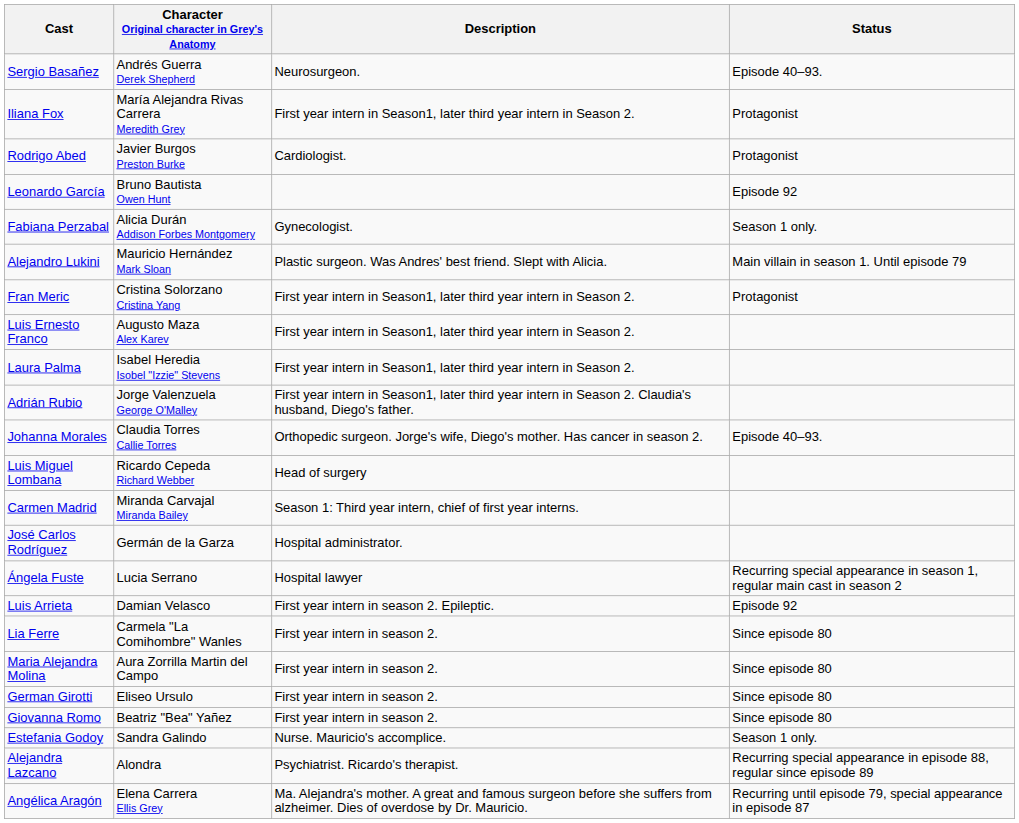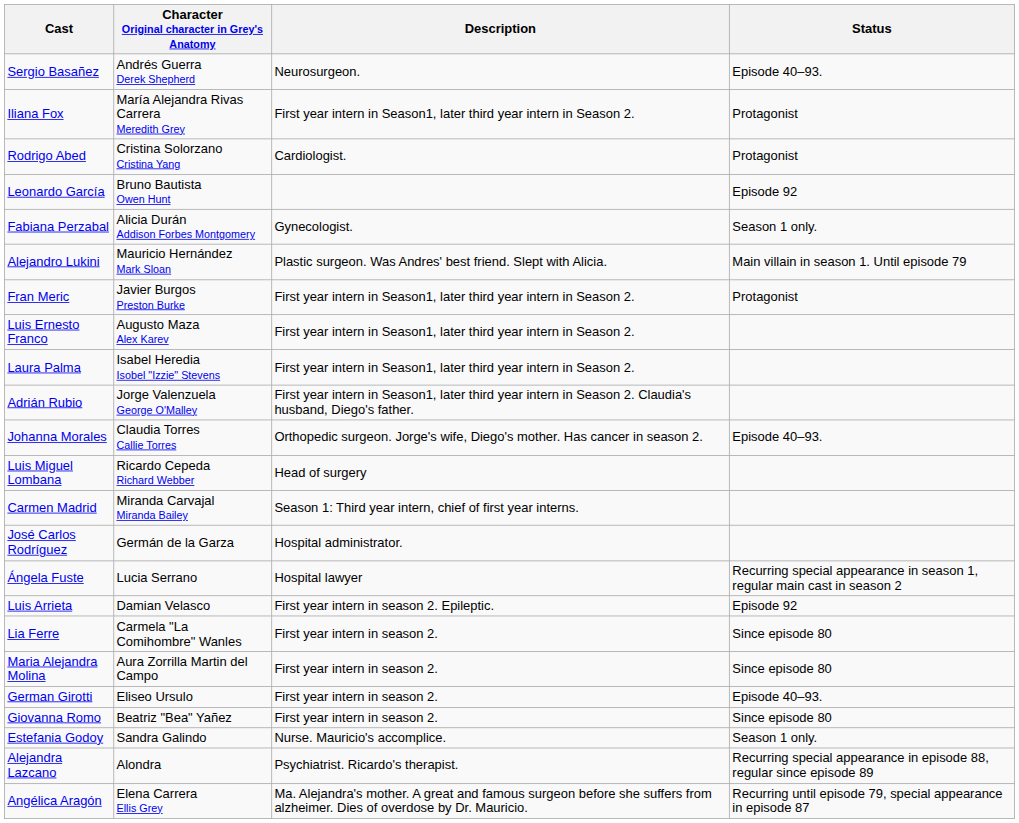(156, 156) Javier Burgos Preston Burke -> (169, 156) Cristina Solorzano Cristina Yang
(169, 297) Cristina Solorzano Cristina Yang -> (156, 297) Javier Burgos Preston Burke
(782, 696) Since episode 80 -> (777, 696) Episode 40–93.
